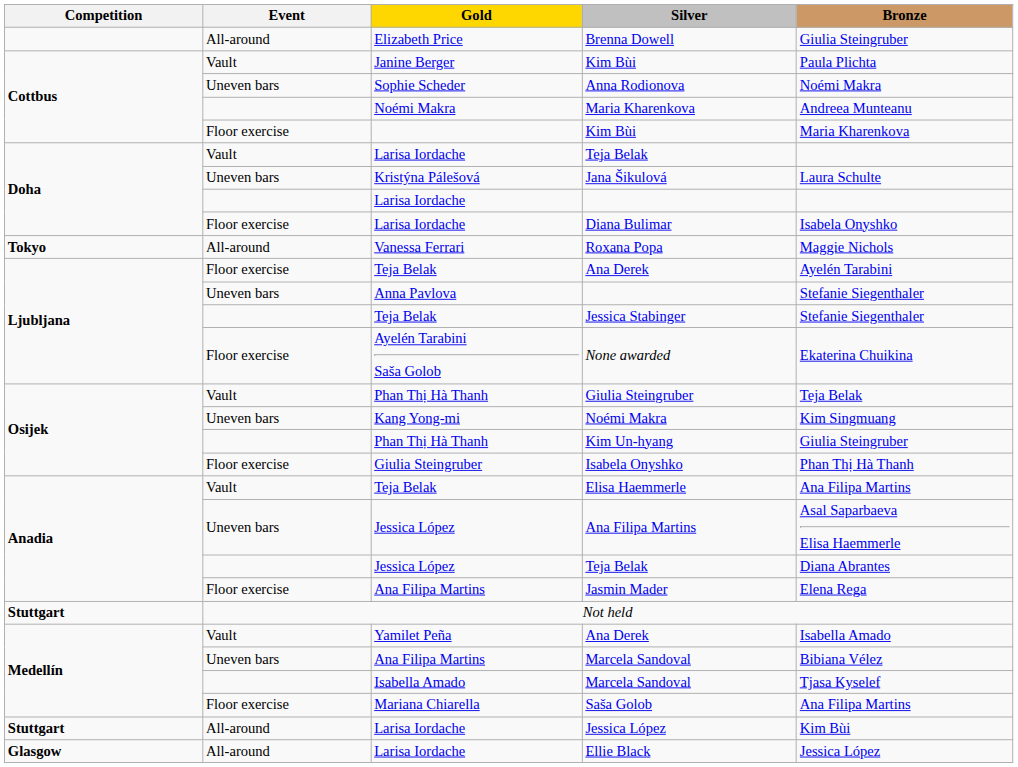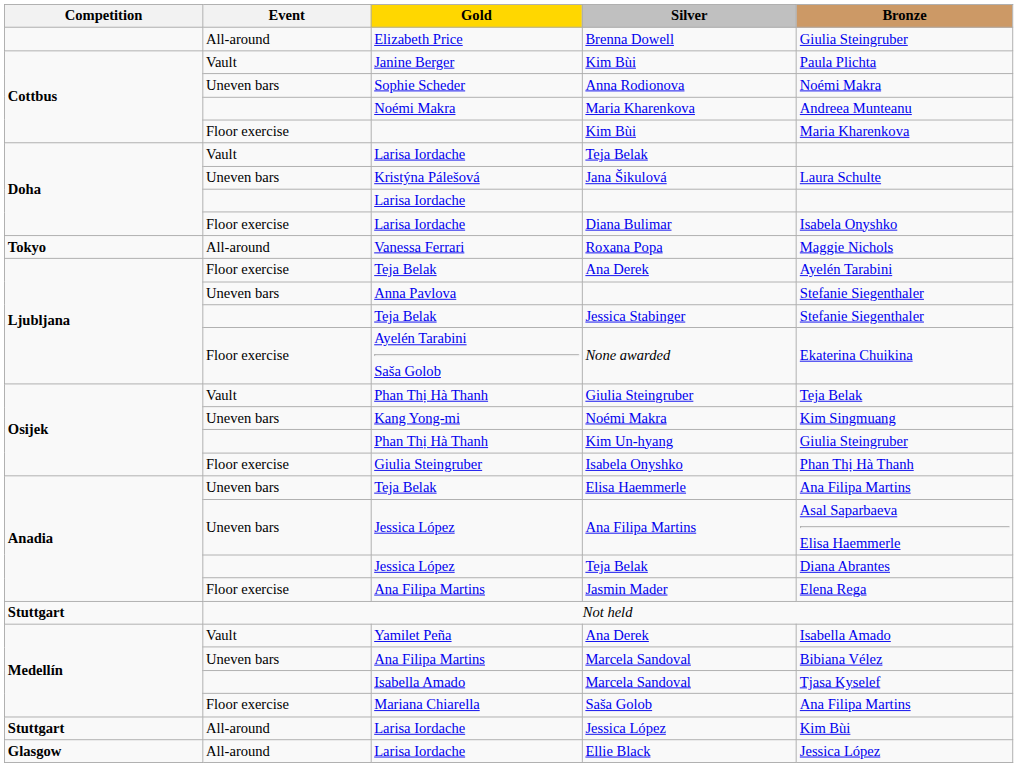(221, 487) Vault -> (243, 487) Uneven bars
